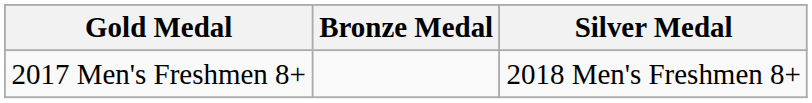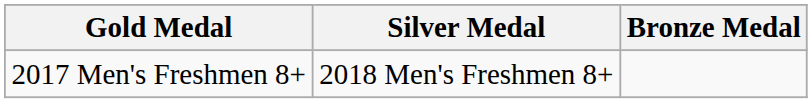columns swapped: (654, 27) <-> (406, 27)
